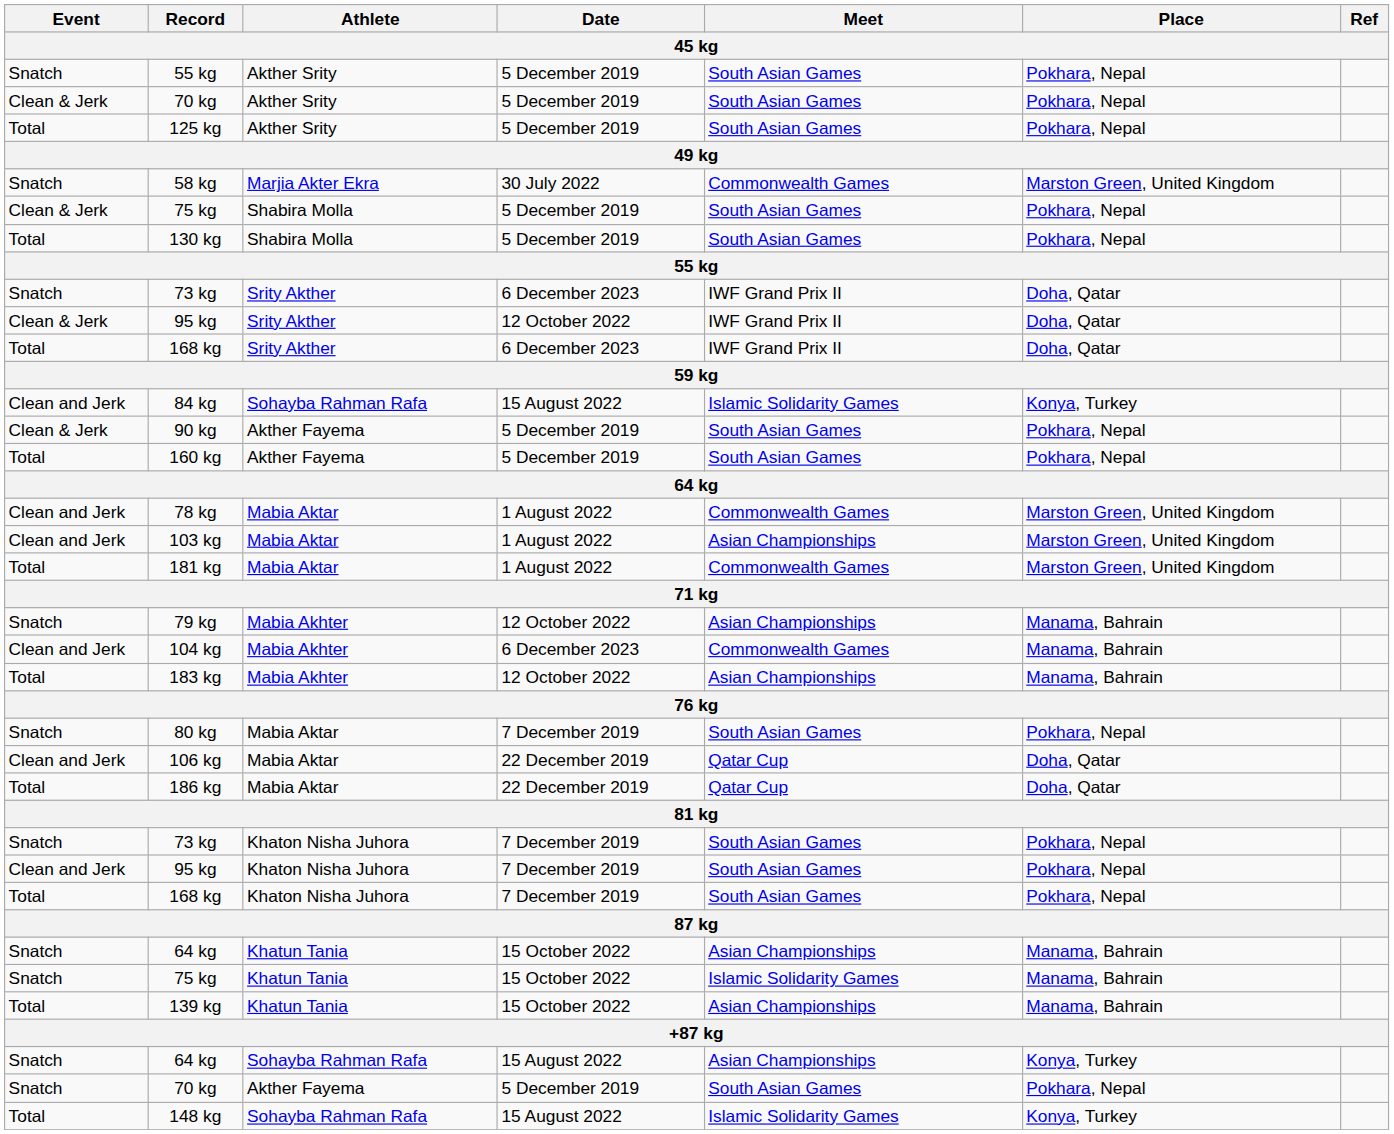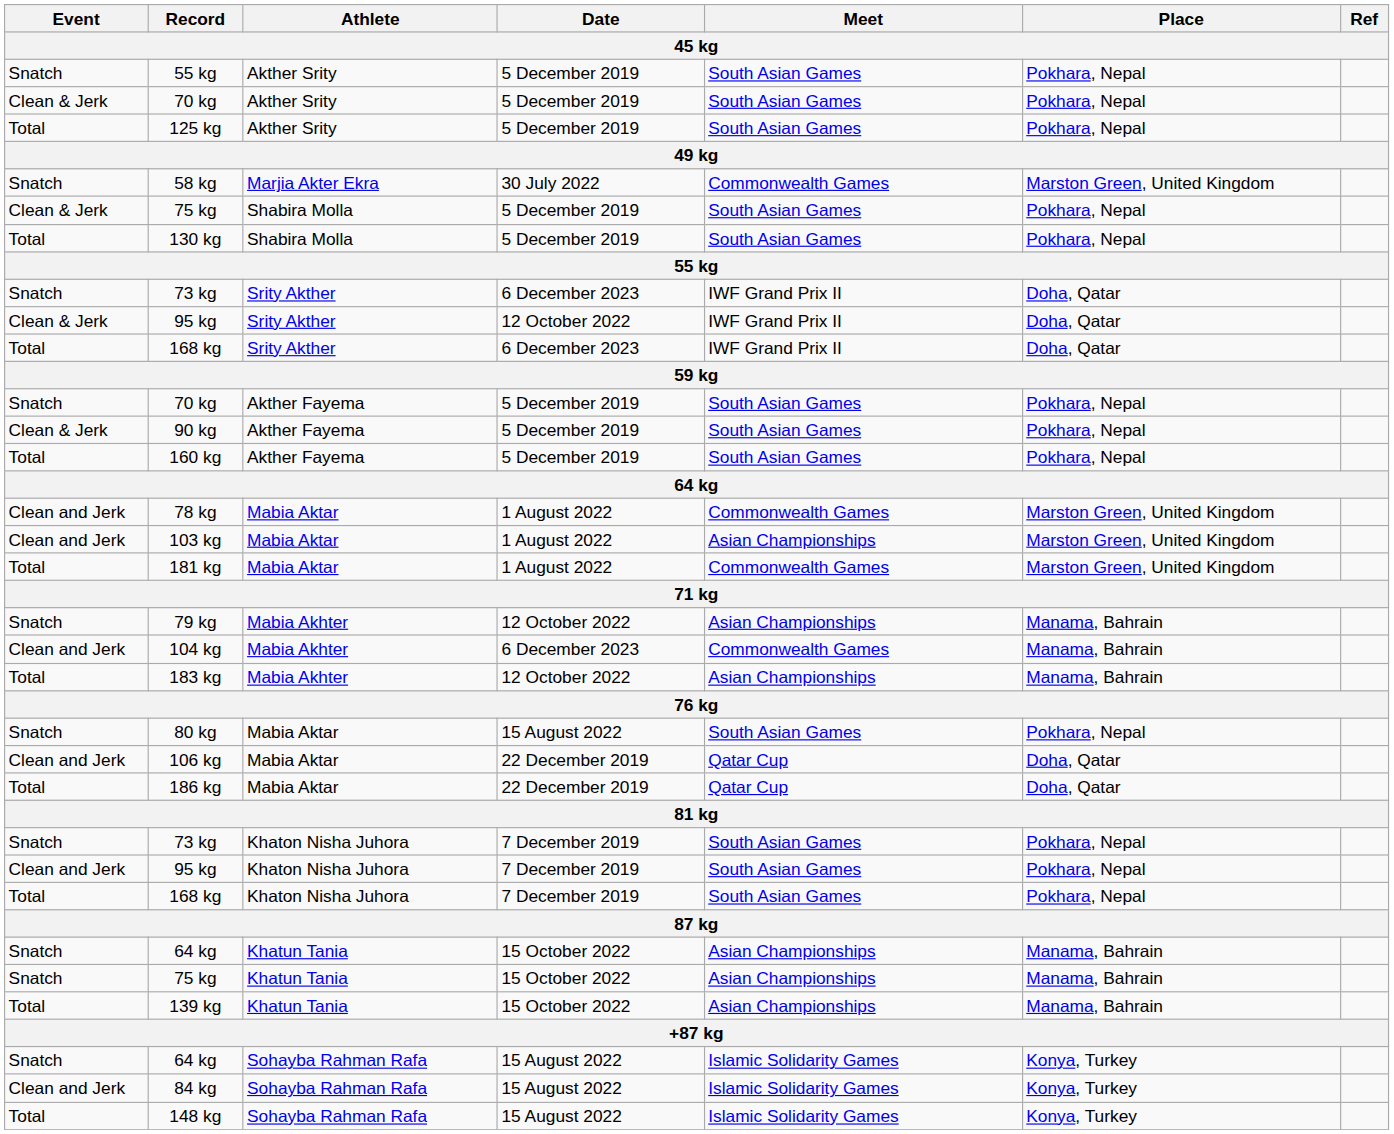rows swapped: (195, 1088) <-> (195, 403)
(570, 732) 7 December 2019 -> (562, 732) 15 August 2022
(803, 979) Islamic Solidarity Games -> (792, 979) Asian Championships
(792, 1061) Asian Championships -> (803, 1061) Islamic Solidarity Games
